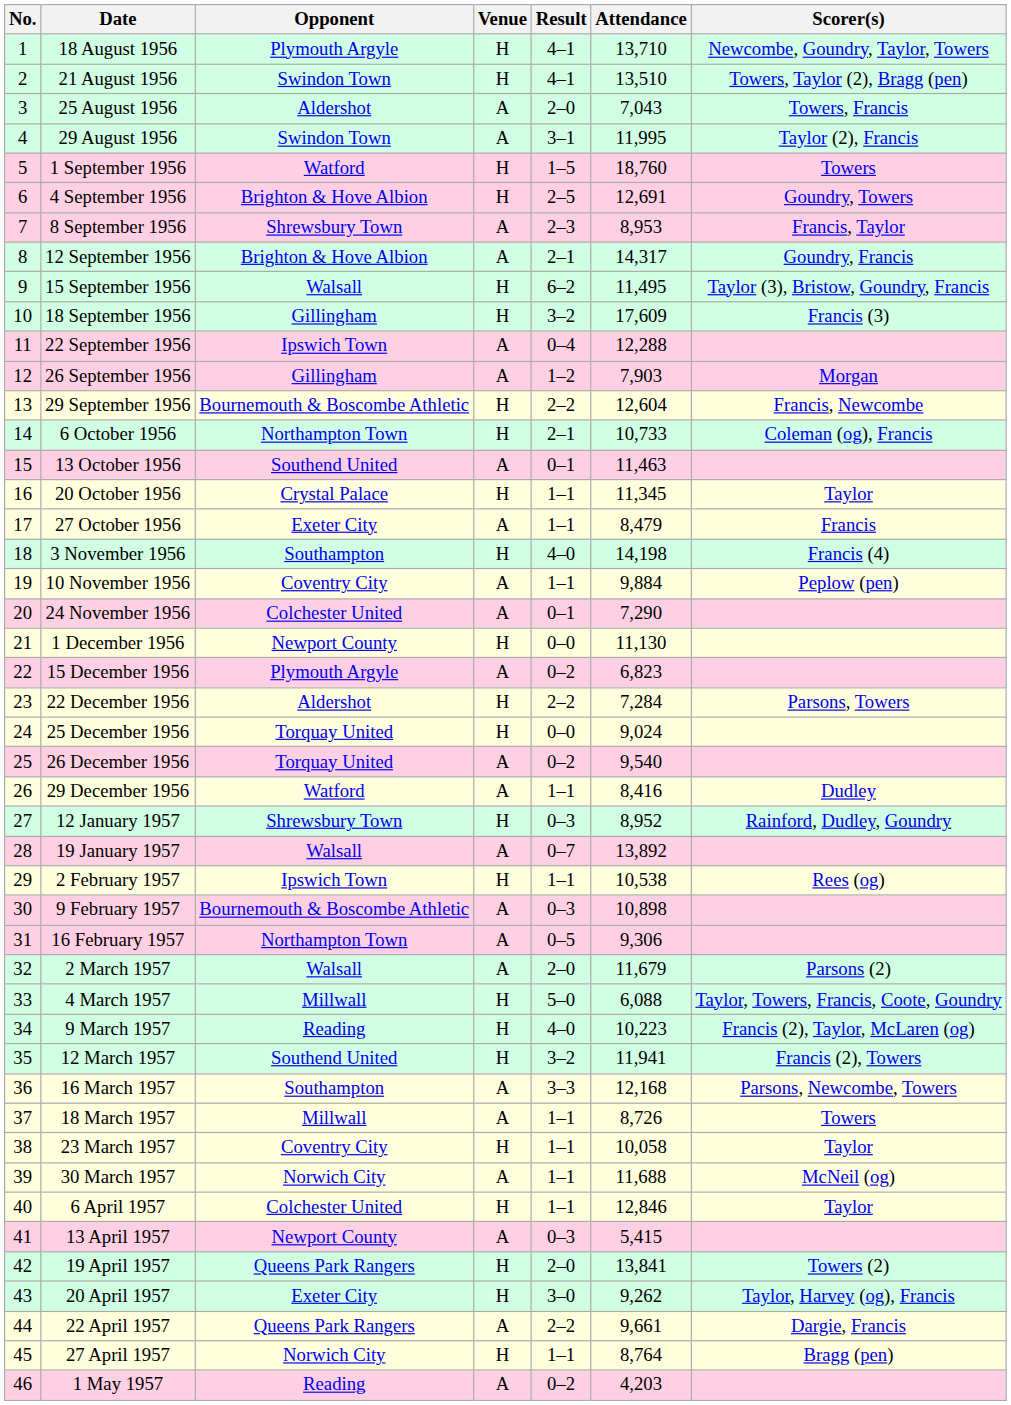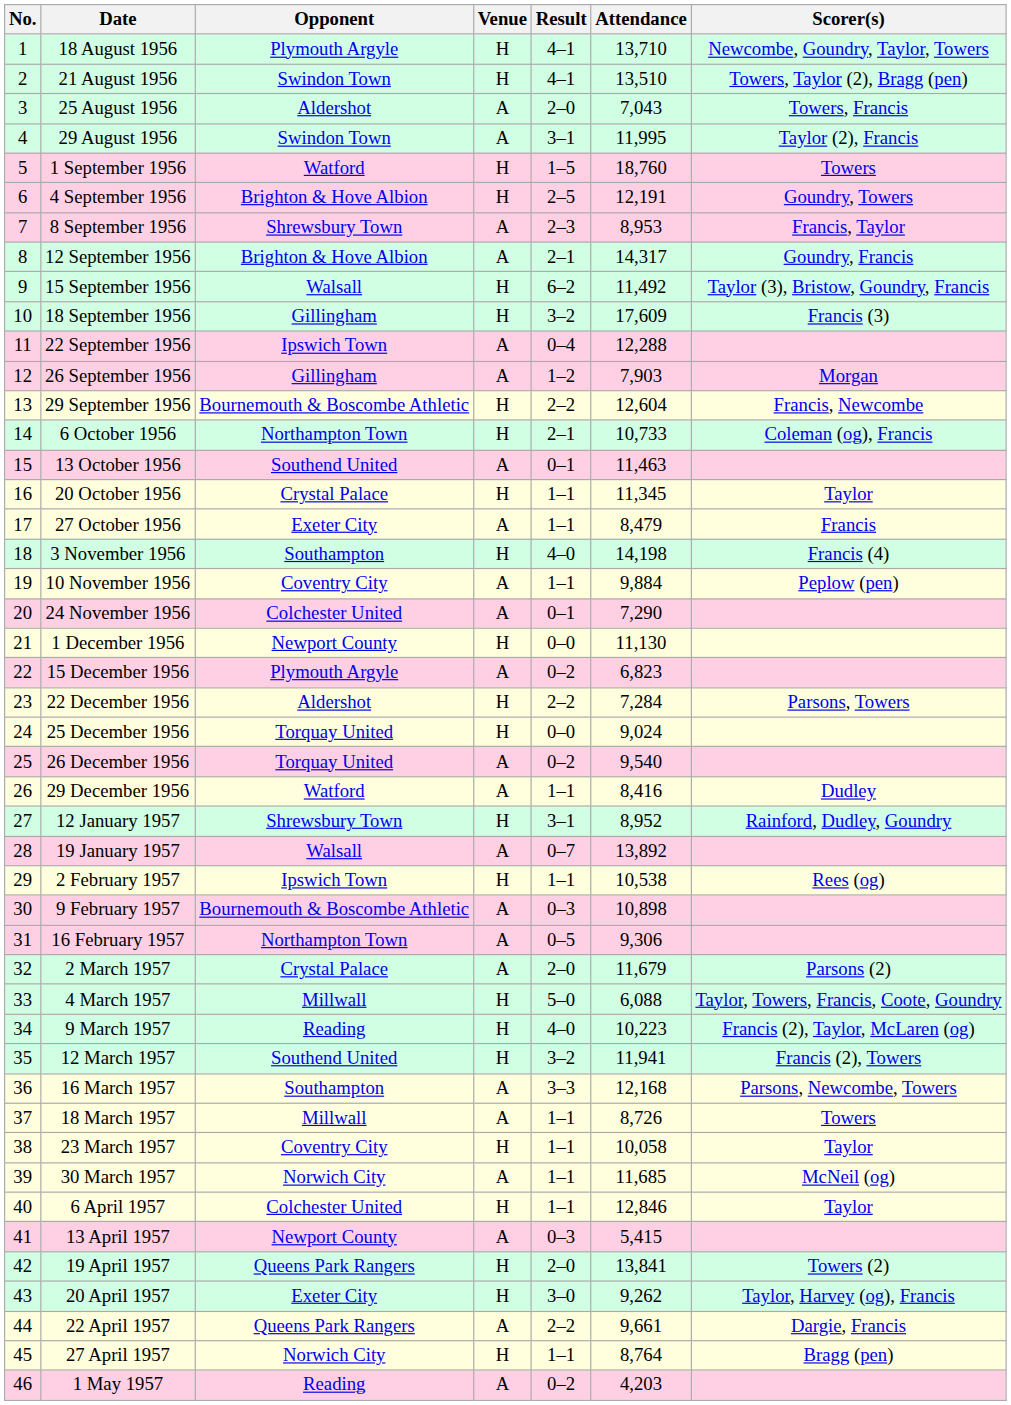(641, 197) 12,691 -> (641, 197) 12,191
(641, 286) 11,495 -> (641, 286) 11,492
(561, 820) 0–3 -> (561, 820) 3–1
(334, 969) Walsall -> (334, 969) Crystal Palace
(641, 1177) 11,688 -> (641, 1177) 11,685
